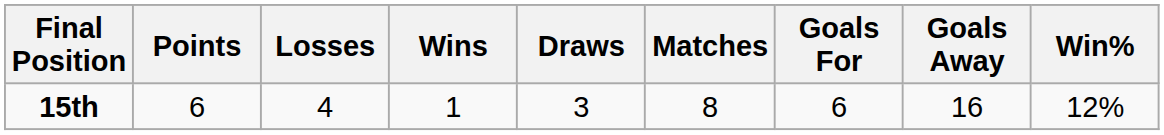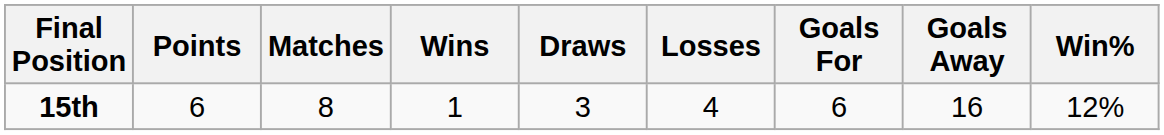columns swapped: (710, 44) <-> (325, 44)
